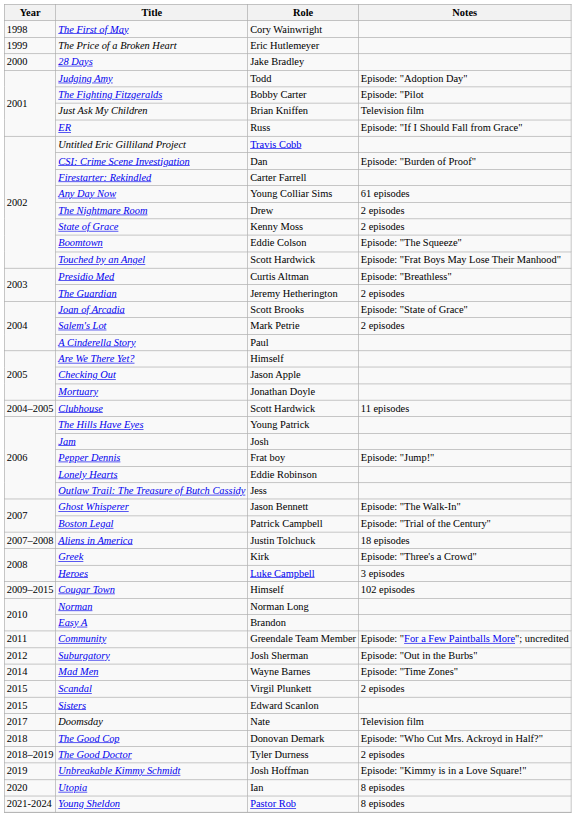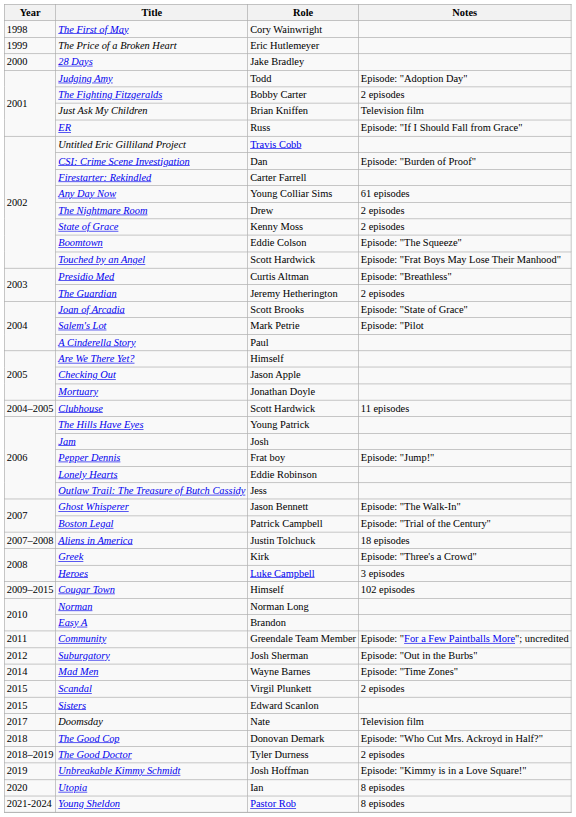(392, 95) Episode: "Pilot -> (383, 95) 2 episodes
(383, 326) 2 episodes -> (392, 326) Episode: "Pilot
